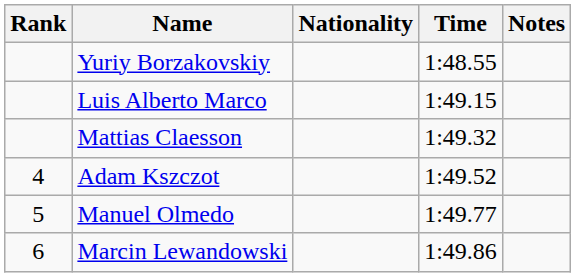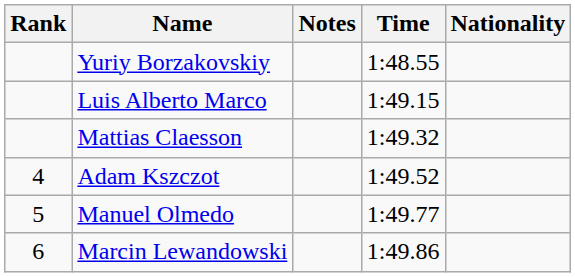columns swapped: (356, 23) <-> (537, 23)
